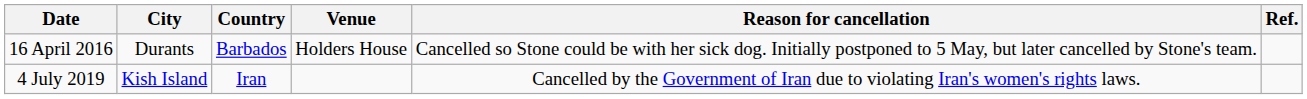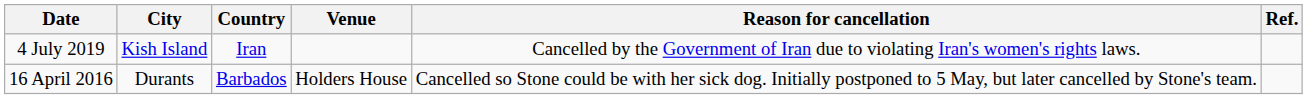rows swapped: (61, 49) <-> (61, 78)
